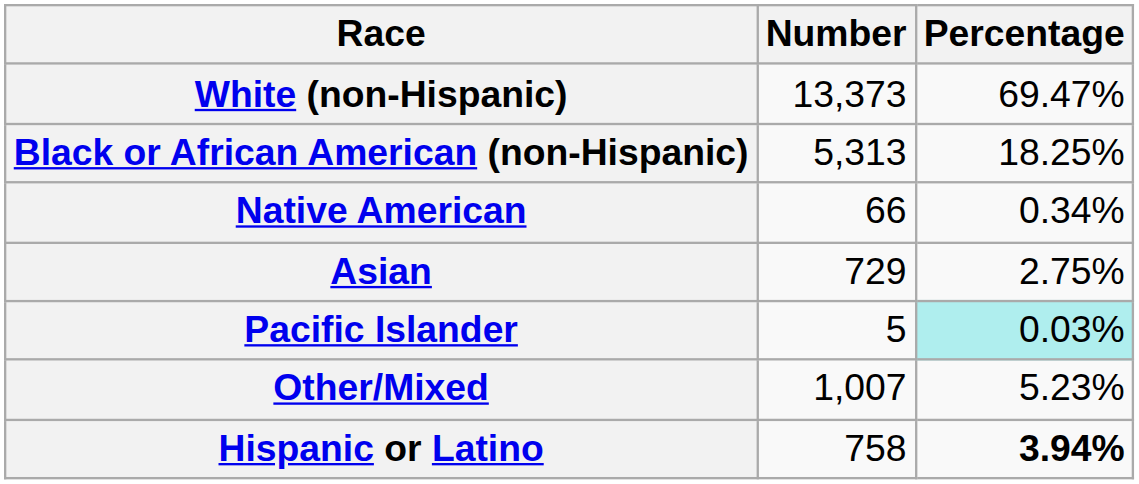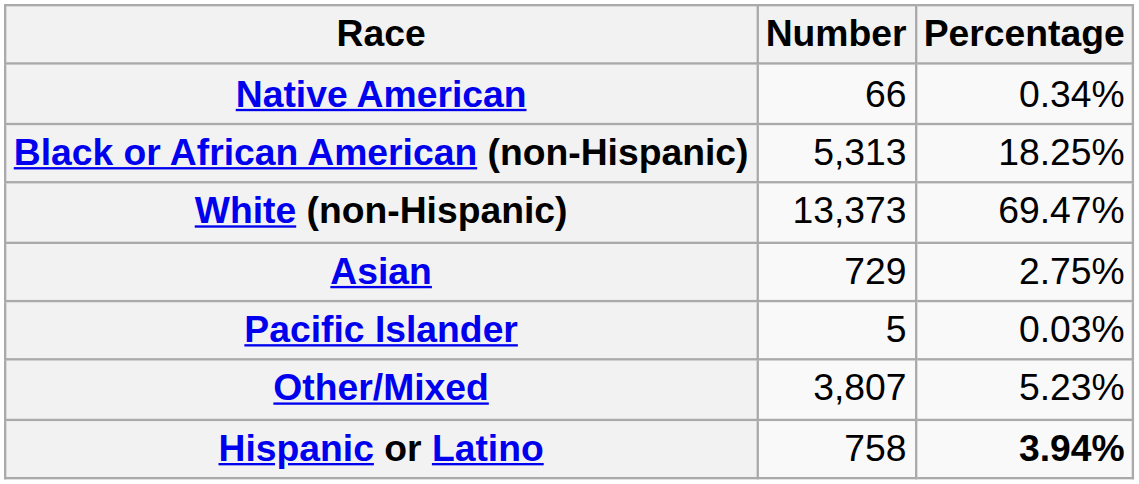rows swapped: (381, 93) <-> (381, 211)
(1072, 329) paleturquoise background -> (1072, 329) no background
(860, 388) 1,007 -> (860, 388) 3,807
